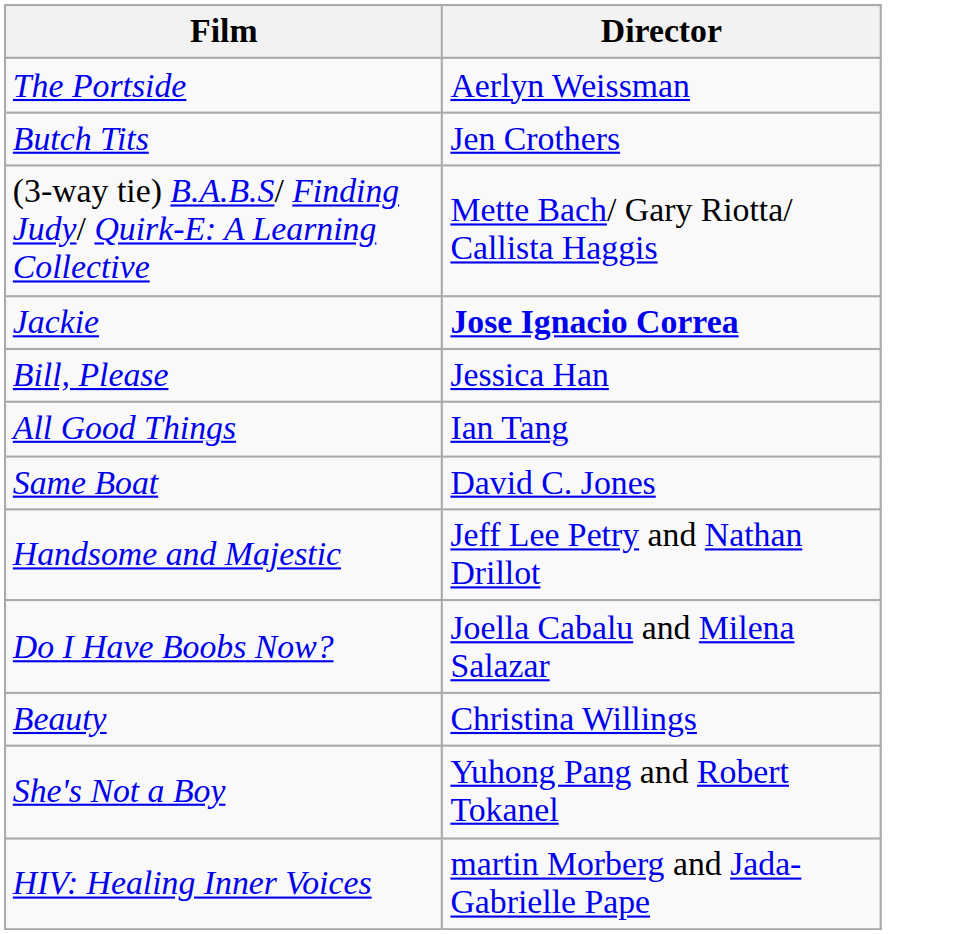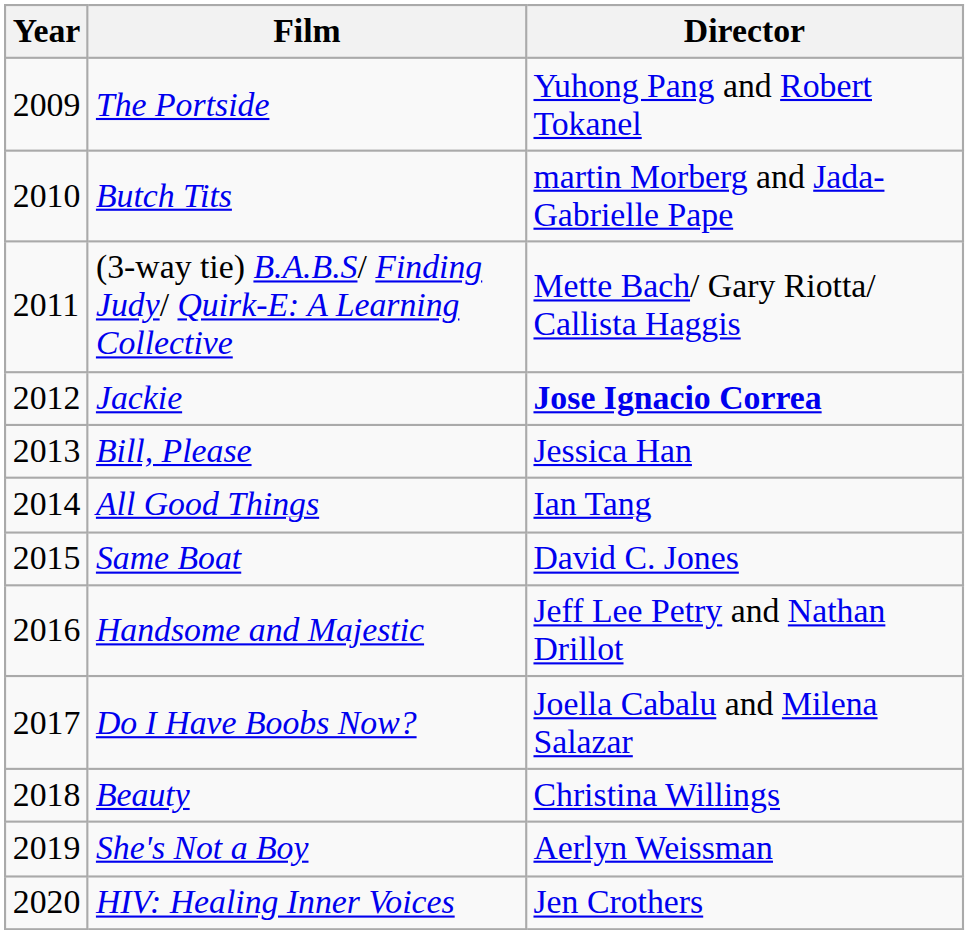+ column: (47, 31)
(570, 84) Aerlyn Weissman -> (703, 103) Yuhong Pang and Robert Tokanel
(535, 138) Jen Crothers -> (709, 195) martin Morberg and Jada-Gabrielle Pape
(620, 791) Yuhong Pang and Robert Tokanel -> (653, 848) Aerlyn Weissman
(626, 882) martin Morberg and Jada-Gabrielle Pape -> (618, 901) Jen Crothers
